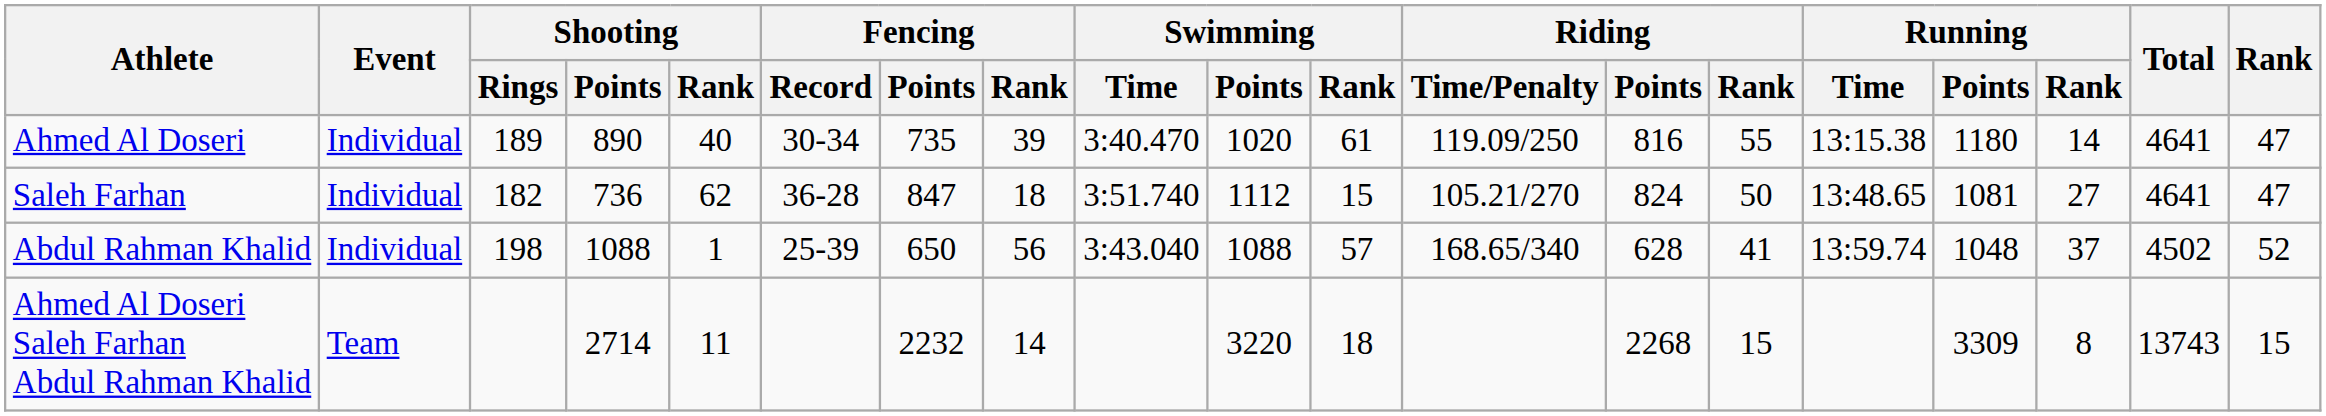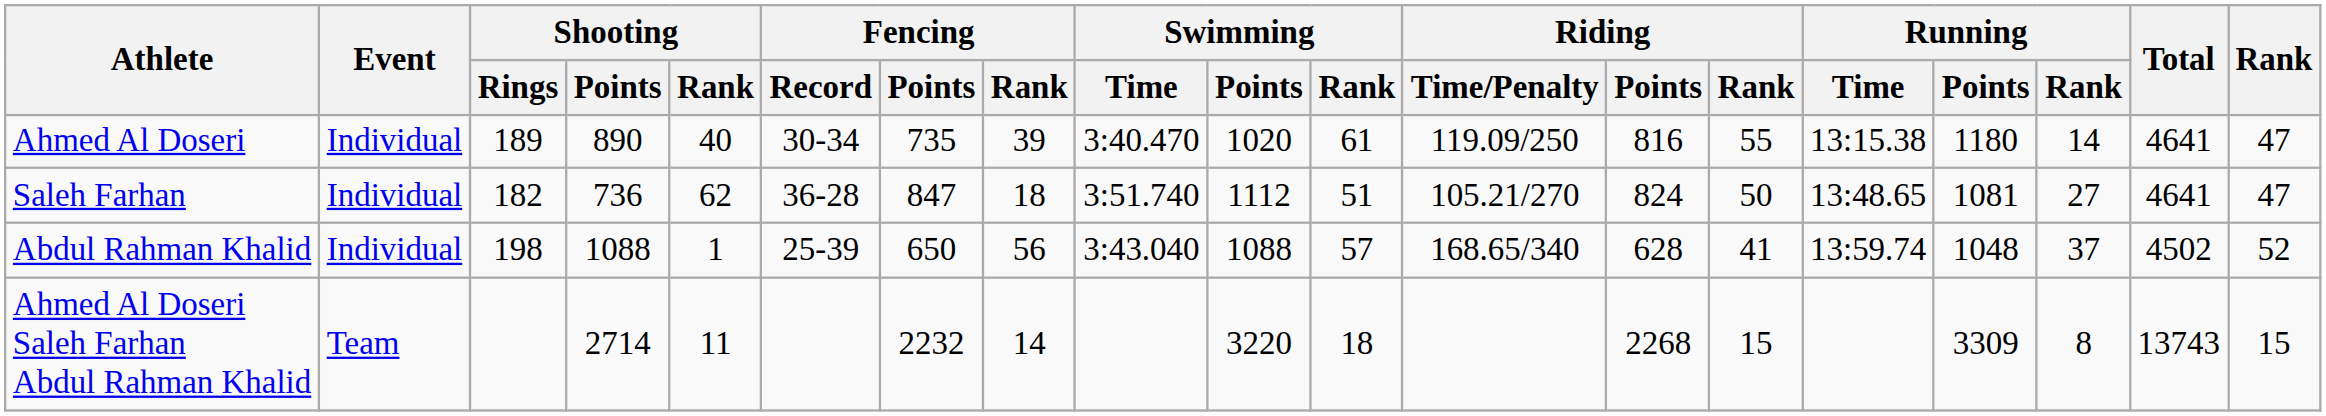(1357, 195) 15 -> (1357, 195) 51
